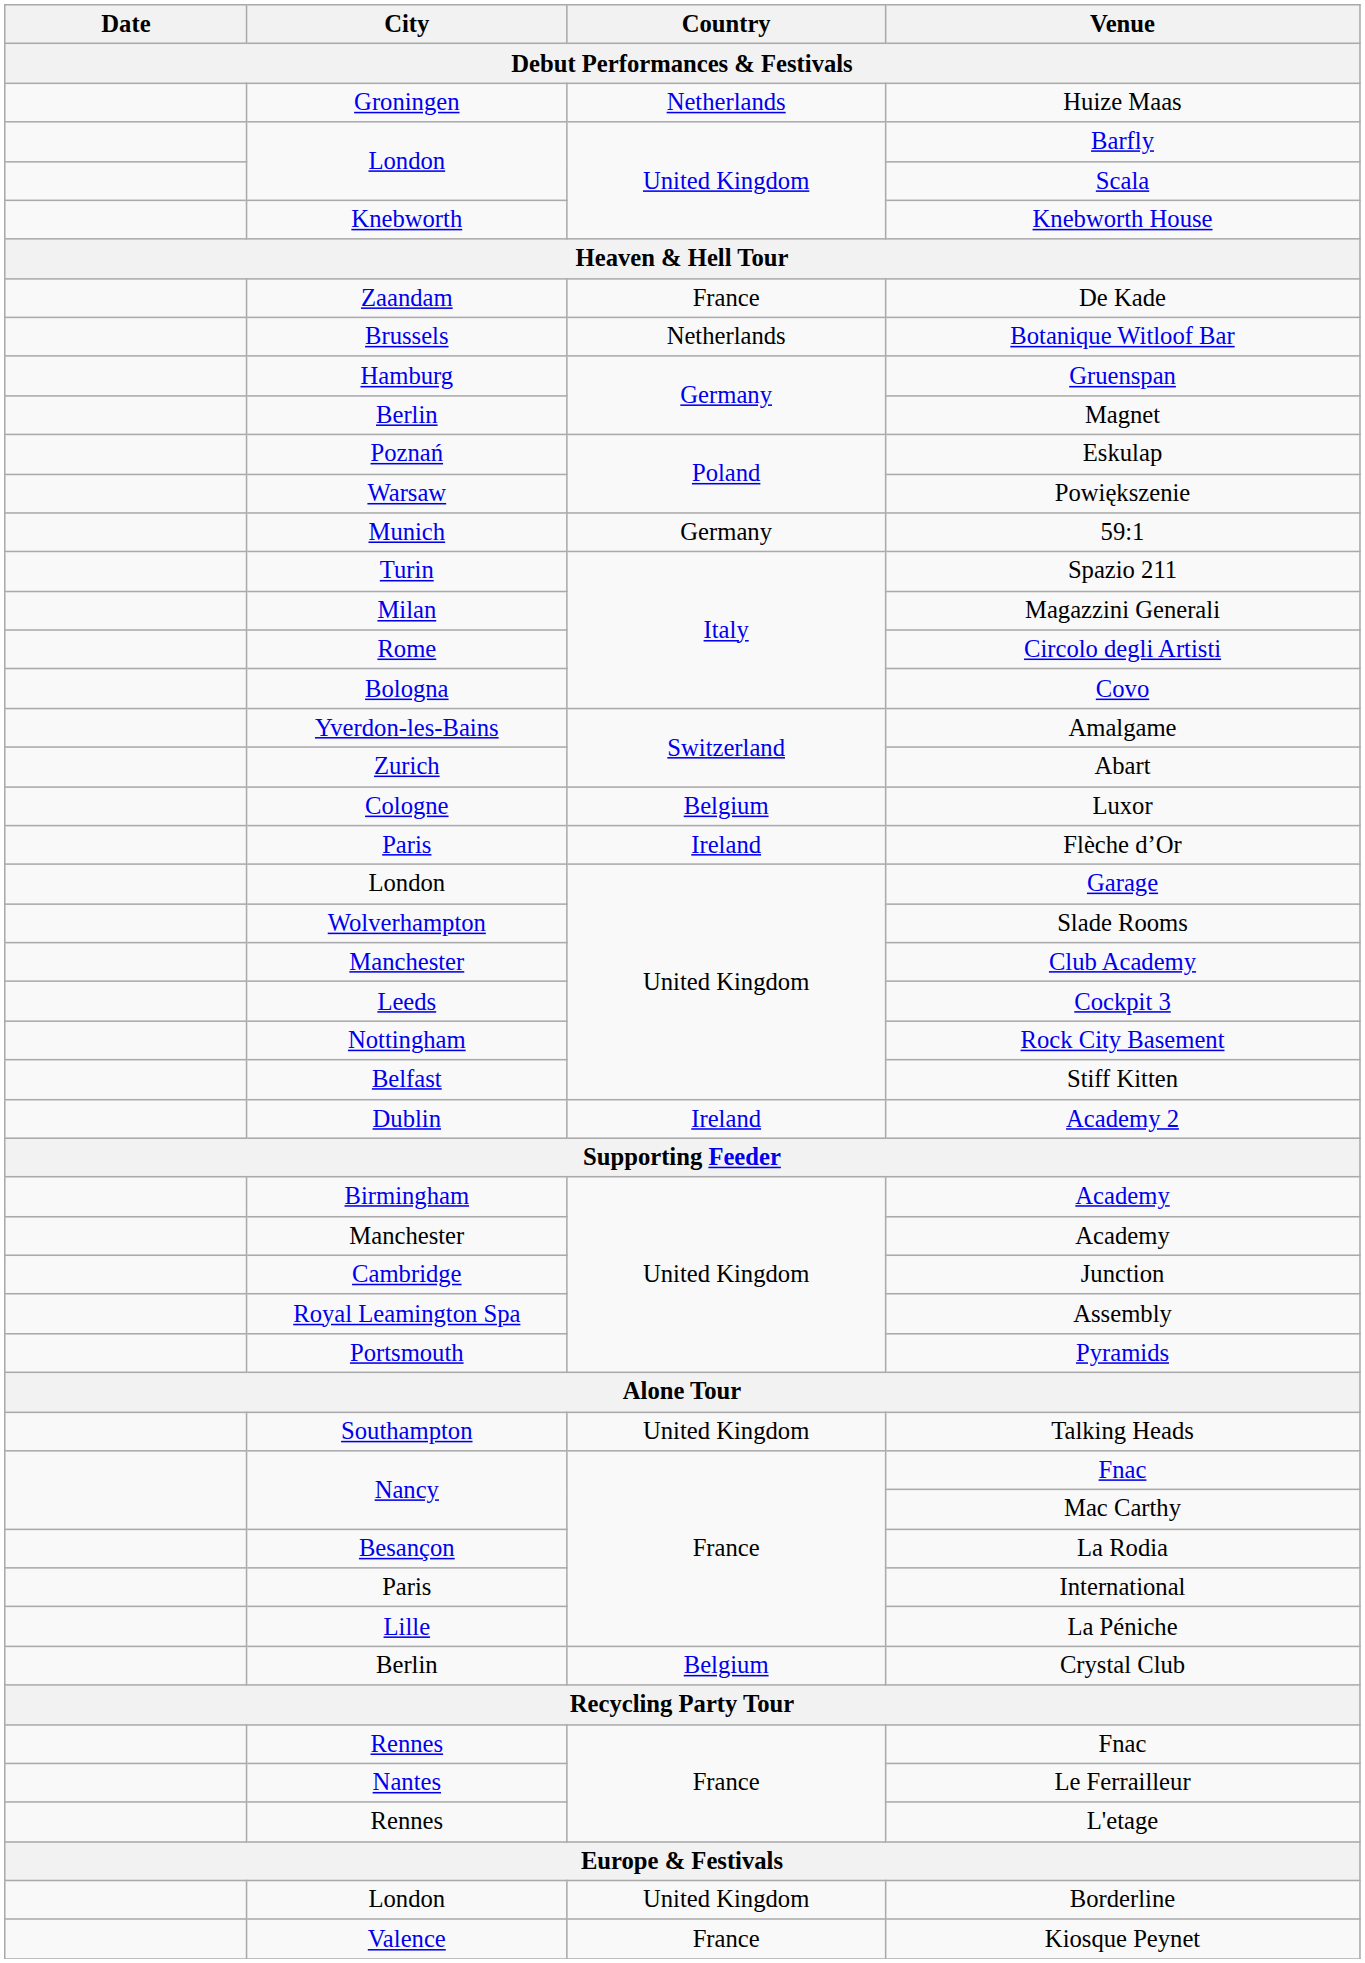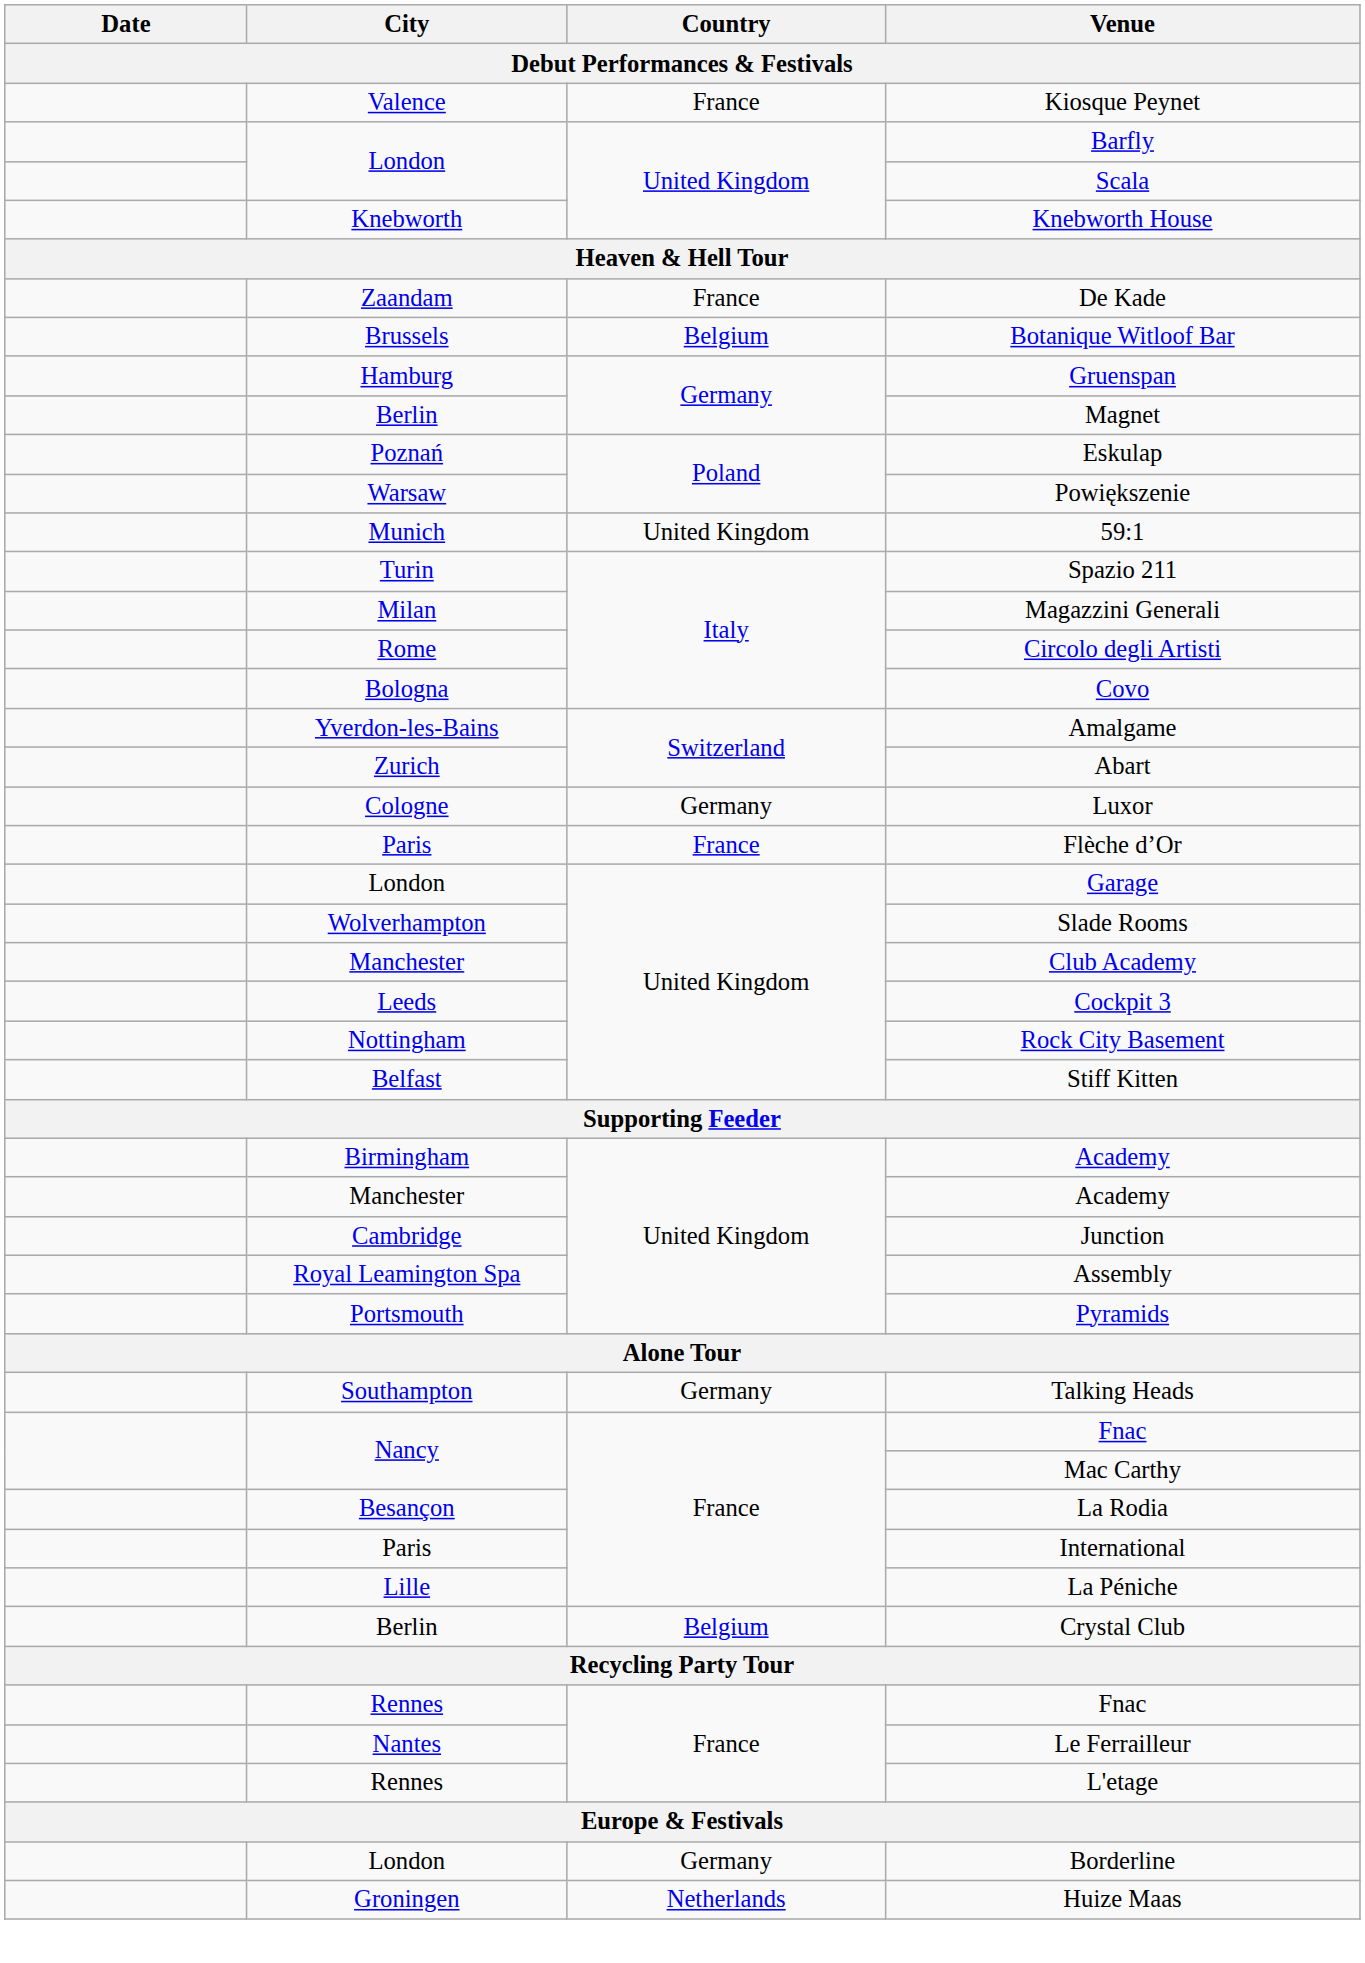rows swapped: (407, 102) <-> (407, 1938)
(726, 336) Netherlands -> (726, 336) Belgium
(726, 532) Germany -> (726, 532) United Kingdom
(726, 805) Belgium -> (726, 805) Germany
(726, 844) Ireland -> (726, 844) France
- row: (407, 1118)
(726, 1430) United Kingdom -> (726, 1391) Germany
(726, 1899) United Kingdom -> (726, 1860) Germany
